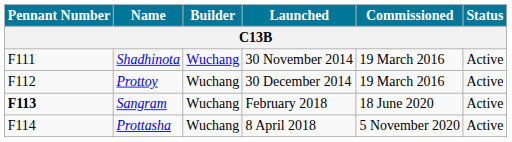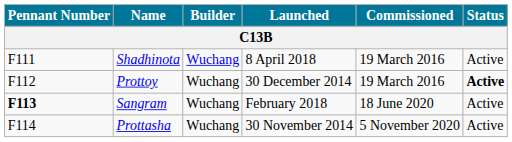(299, 59) 30 November 2014 -> (281, 59) 8 April 2018
(485, 81) normal -> (485, 81) bold
(281, 125) 8 April 2018 -> (299, 125) 30 November 2014
